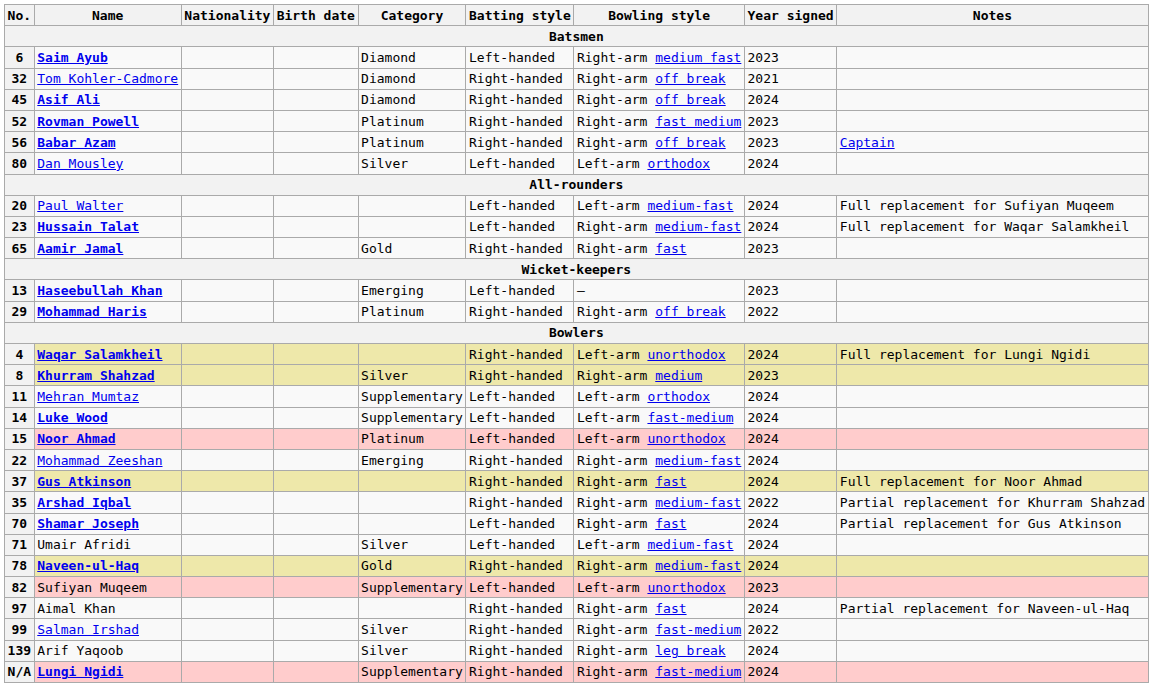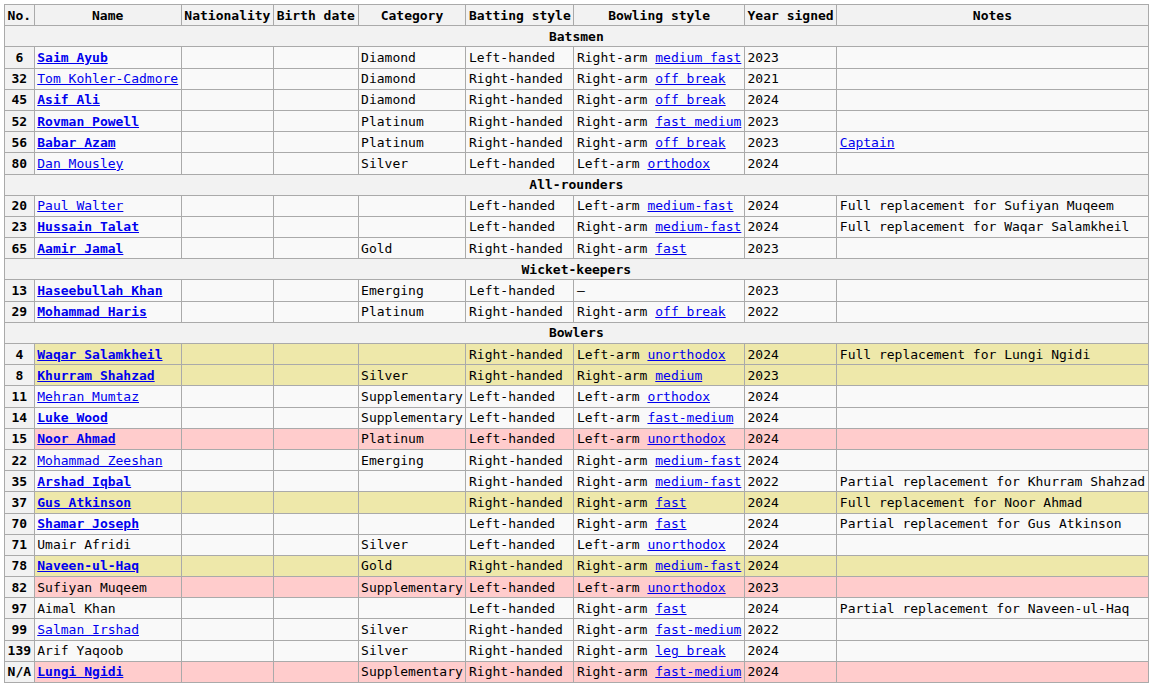rows swapped: (19, 502) <-> (19, 481)
(655, 545) Left-arm medium-fast -> (651, 545) Left-arm unorthodox
(516, 608) Right-handed -> (512, 608) Left-handed
